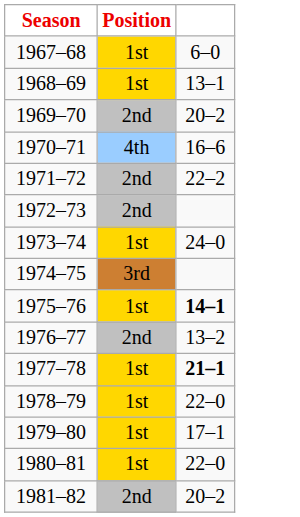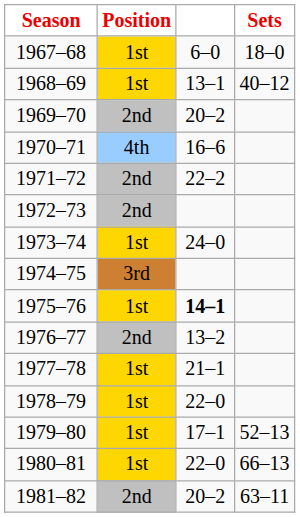+ column: (265, 20)
(205, 369) bold -> (205, 369) normal
